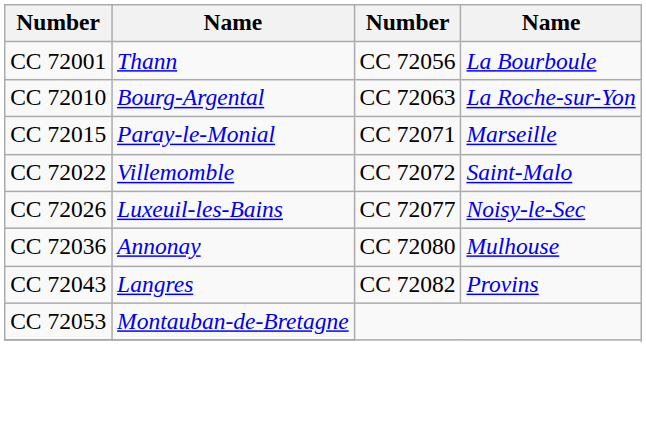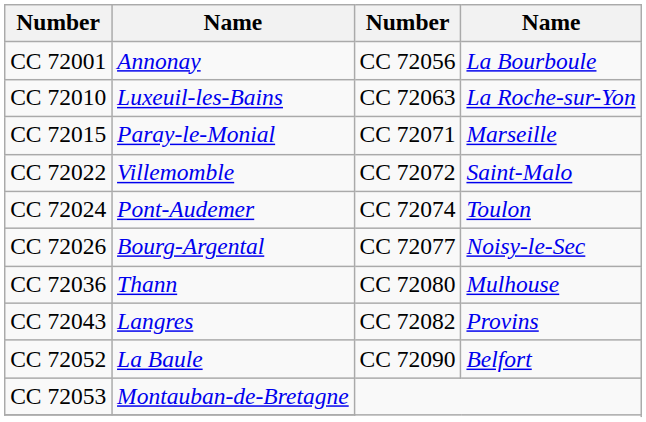(147, 60) Thann -> (159, 60) Annonay
(191, 97) Bourg-Argental -> (200, 97) Luxeuil-les-Bains
+ row: (58, 209)
(200, 209) Luxeuil-les-Bains -> (191, 246) Bourg-Argental
(159, 246) Annonay -> (147, 284) Thann
+ row: (58, 358)
